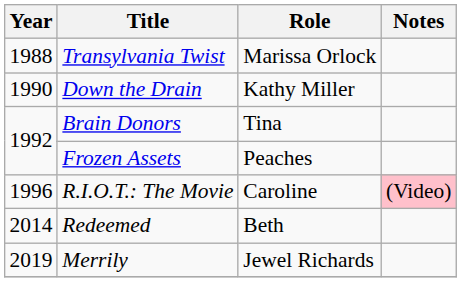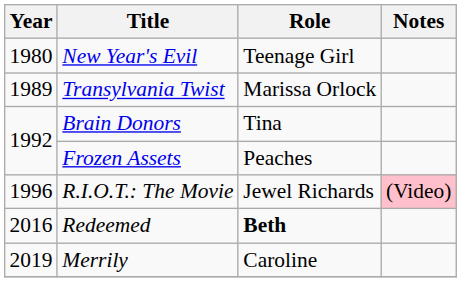+ row: (130, 55)
(31, 55) 1988 -> (31, 89) 1989
- row: (132, 89)
(280, 191) Caroline -> (309, 191) Jewel Richards
(31, 225) 2014 -> (31, 225) 2016
(264, 225) normal -> (265, 225) bold
(309, 259) Jewel Richards -> (280, 259) Caroline
